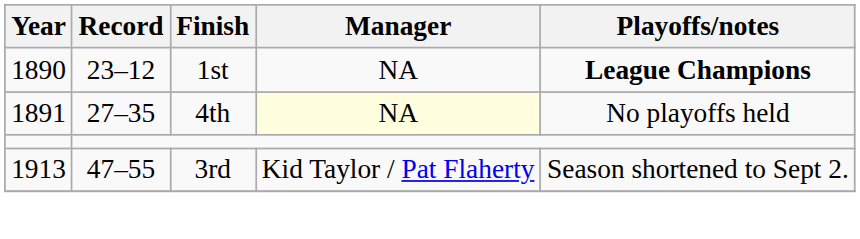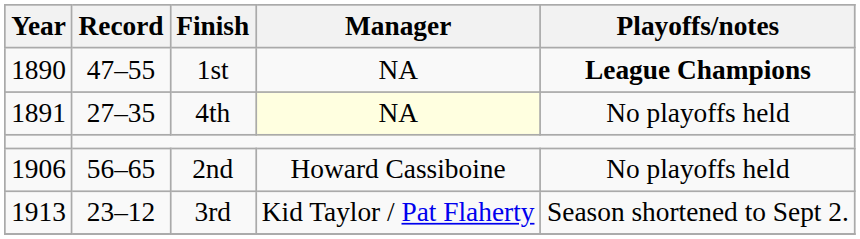(121, 69) 23–12 -> (121, 69) 47–55
+ row: (39, 168)
(121, 168) 47–55 -> (121, 212) 23–12
